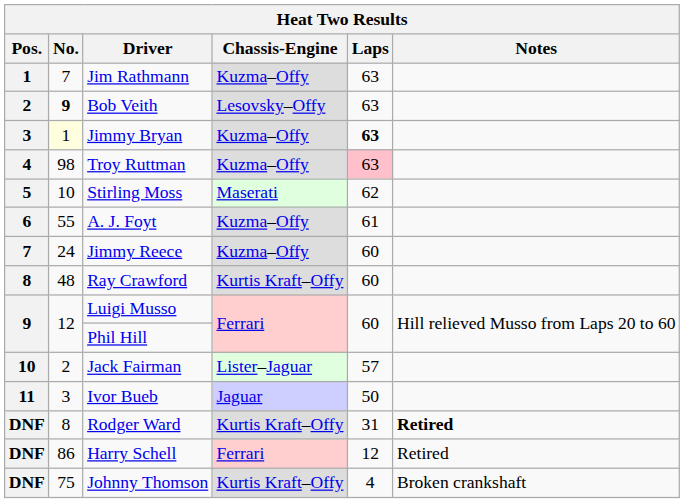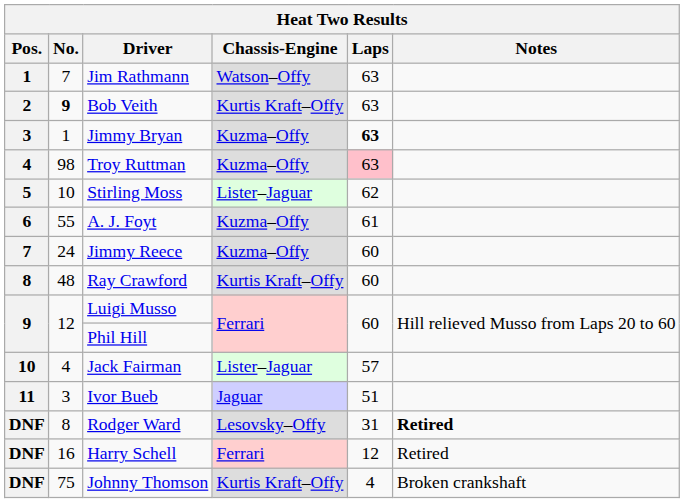(263, 77) Kuzma–Offy -> (263, 77) Watson–Offy
(271, 106) Lesovsky–Offy -> (280, 106) Kurtis Kraft–Offy
(66, 135) lightyellow background -> (66, 135) no background
(247, 193) Maserati -> (264, 193) Lister–Jaguar
(66, 367) 2 -> (66, 367) 4
(370, 396) 50 -> (370, 396) 51
(280, 425) Kurtis Kraft–Offy -> (271, 425) Lesovsky–Offy
(66, 454) 86 -> (66, 454) 16
